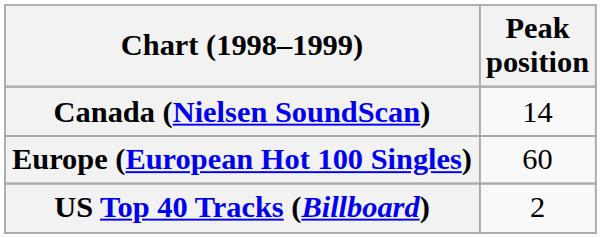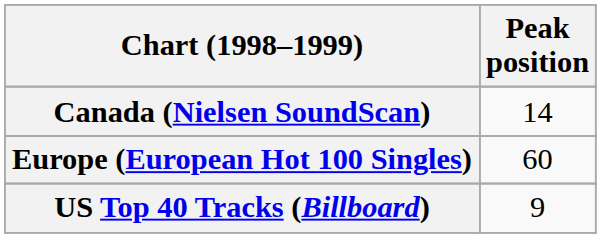(538, 207) 2 -> (538, 207) 9
